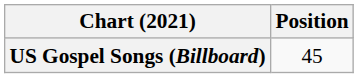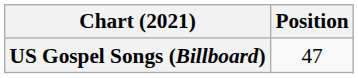(312, 55) 45 -> (312, 55) 47
